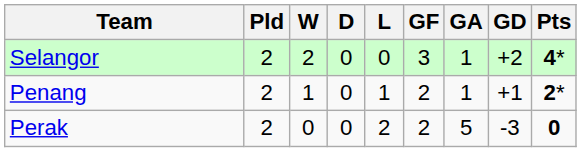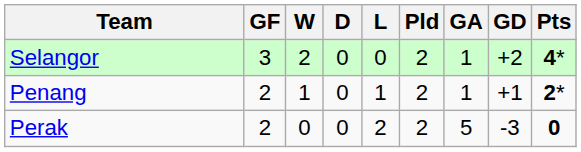columns swapped: (267, 22) <-> (424, 22)
